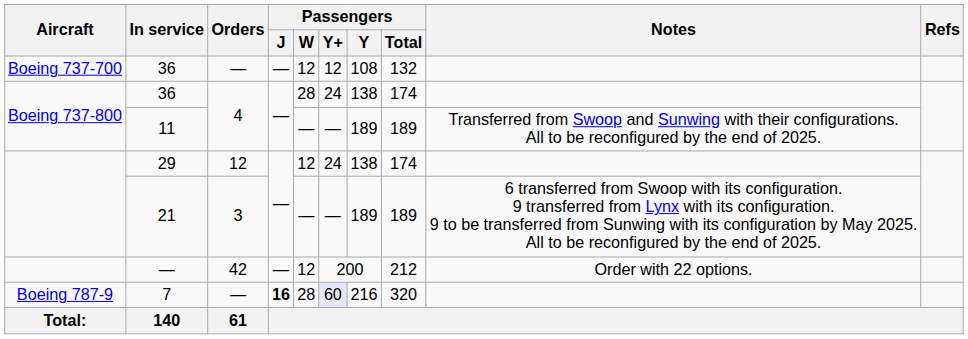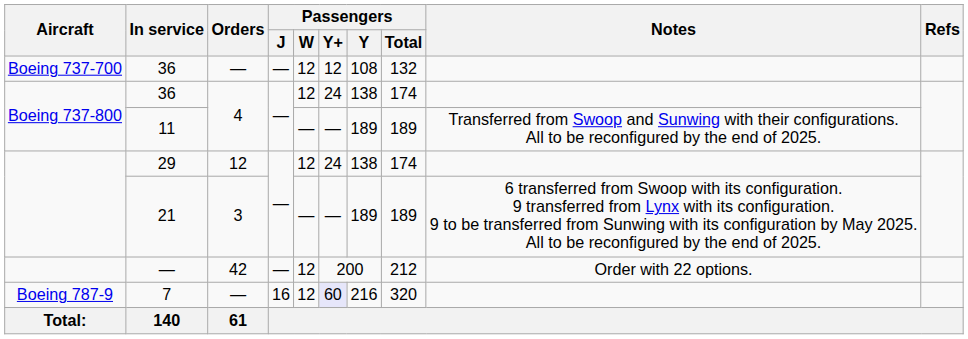(306, 94) 28 -> (306, 94) 12
(281, 295) bold -> (281, 295) normal
(306, 295) 28 -> (306, 295) 12
